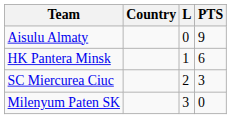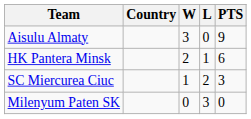+ column: (189, 15)
